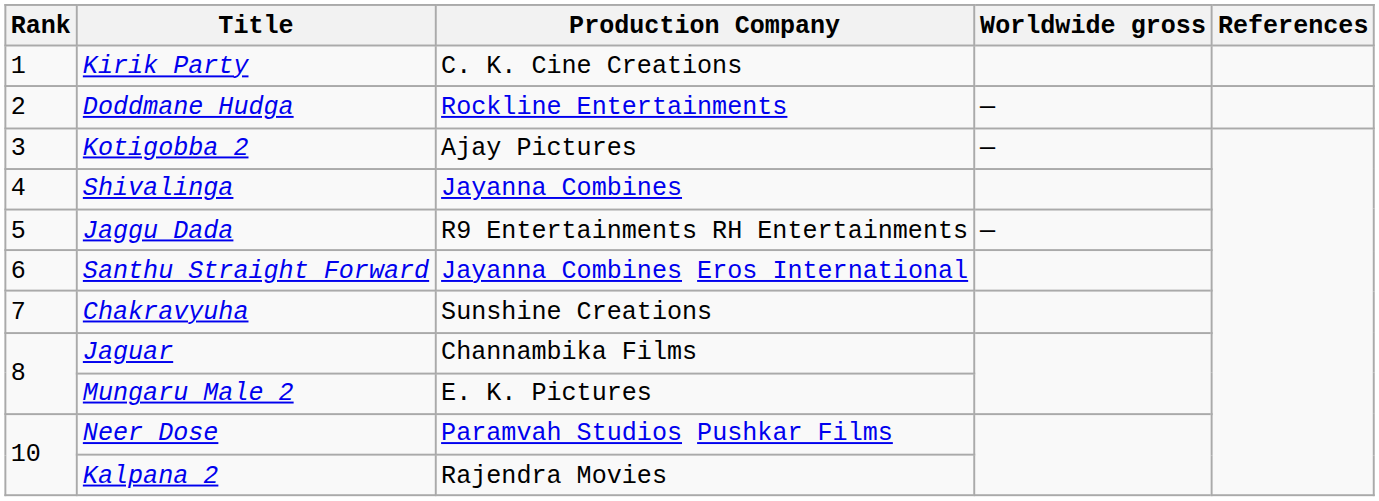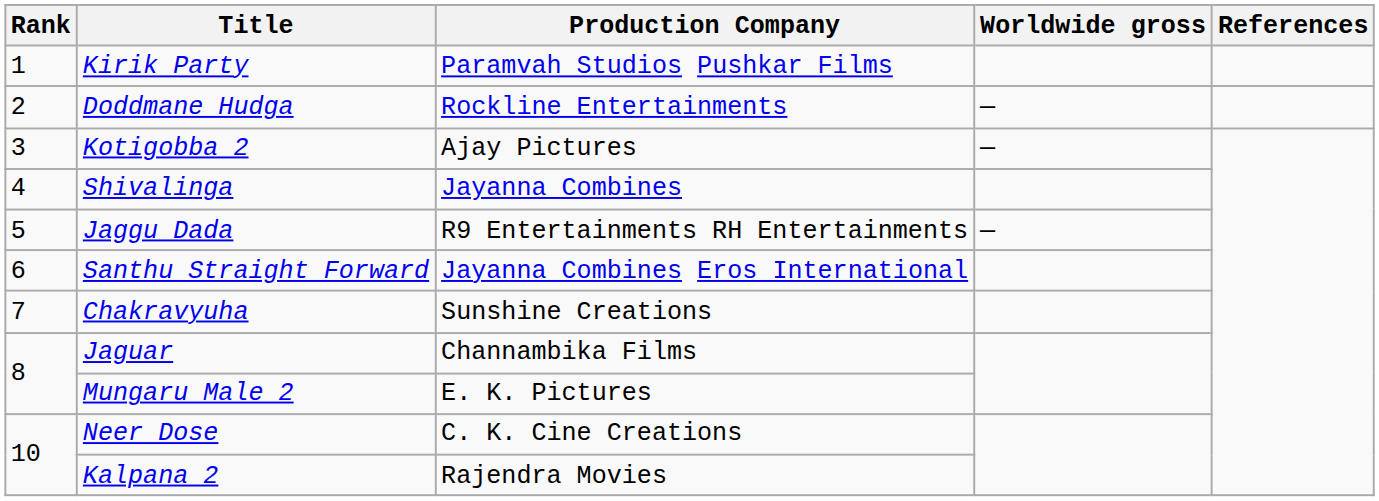(592, 66) C. K. Cine Creations -> (667, 66) Paramvah Studios Pushkar Films
(667, 434) Paramvah Studios Pushkar Films -> (592, 434) C. K. Cine Creations
